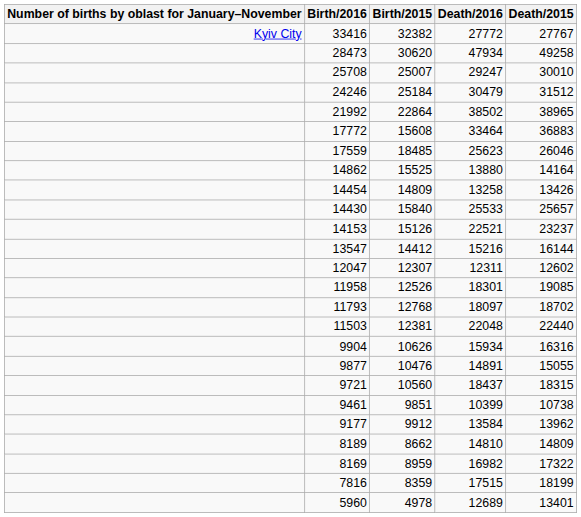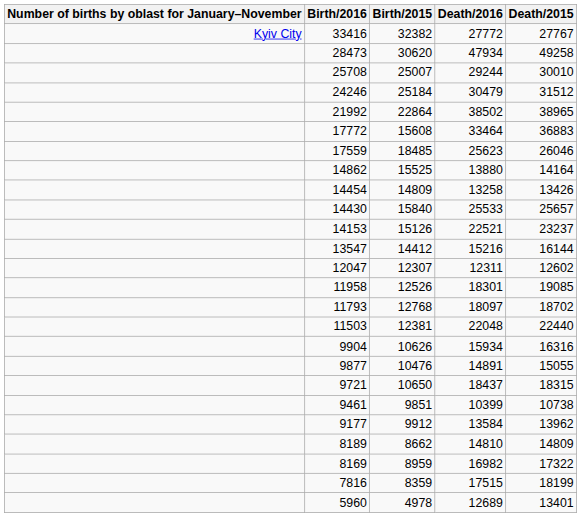(486, 72) 29247 -> (486, 72) 29244
(415, 385) 10560 -> (415, 385) 10650
